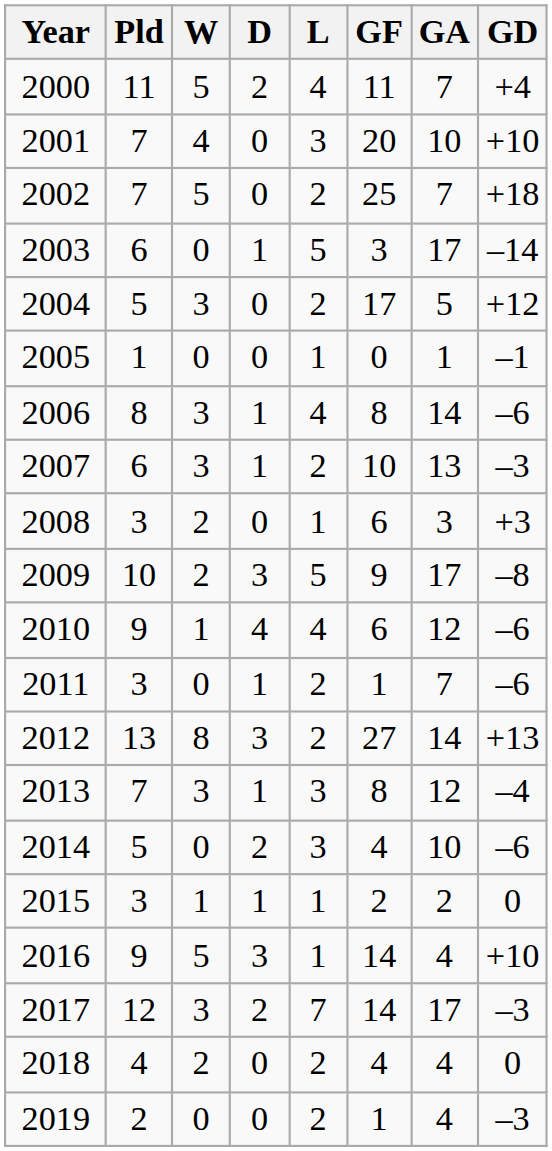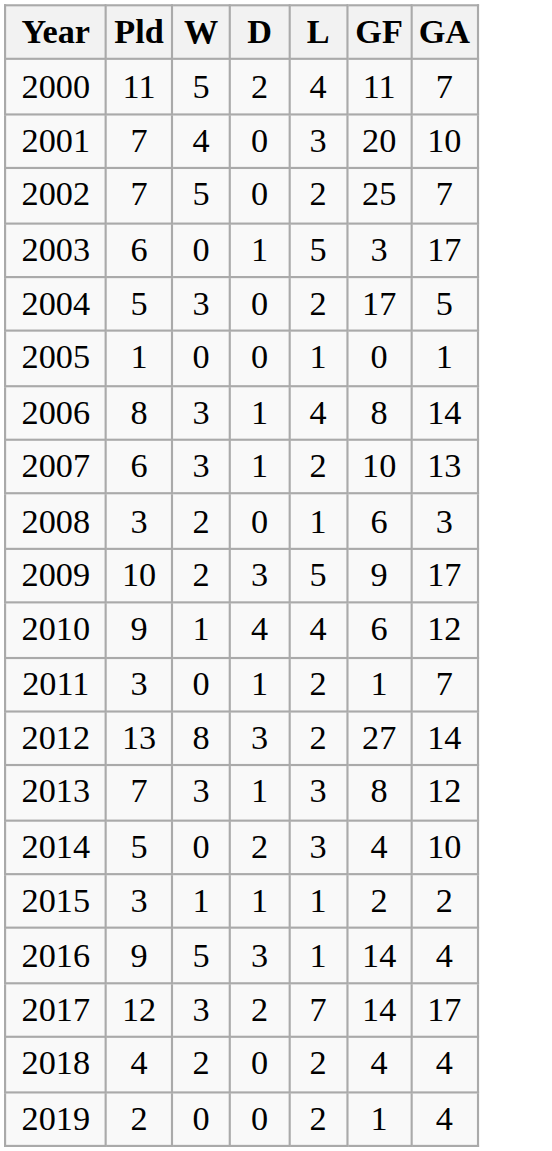- column: (513, 31)
